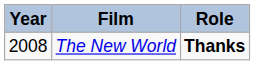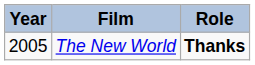(28, 46) 2008 -> (28, 46) 2005
